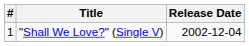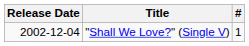columns swapped: (10, 13) <-> (205, 13)
